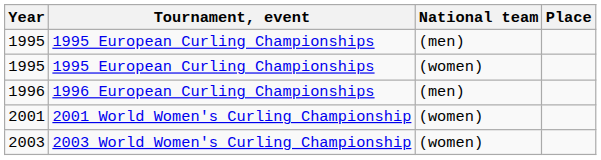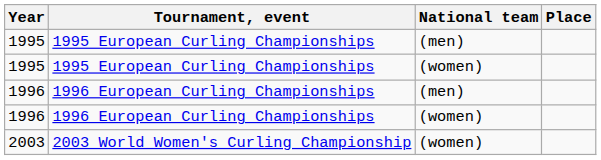+ row: (27, 117)
- row: (27, 117)
